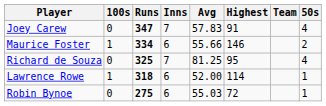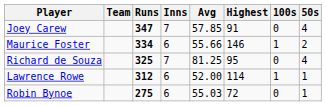columns swapped: (285, 12) <-> (119, 12)
(207, 29) 57.83 -> (207, 29) 57.85
(144, 77) 318 -> (144, 77) 312
